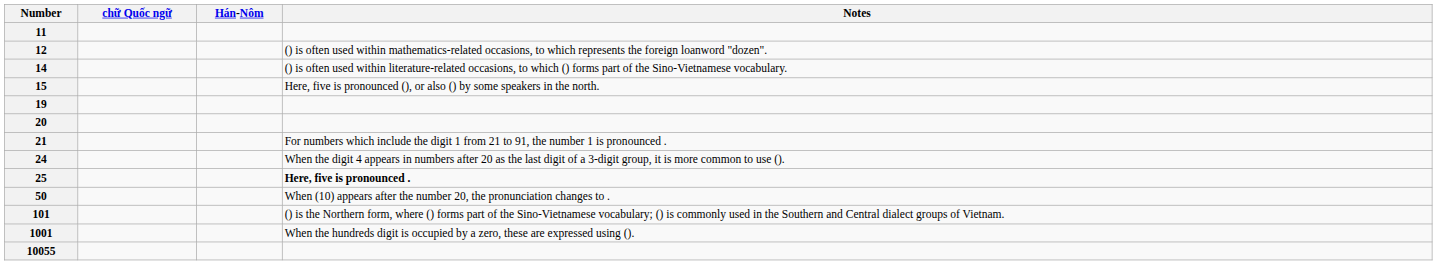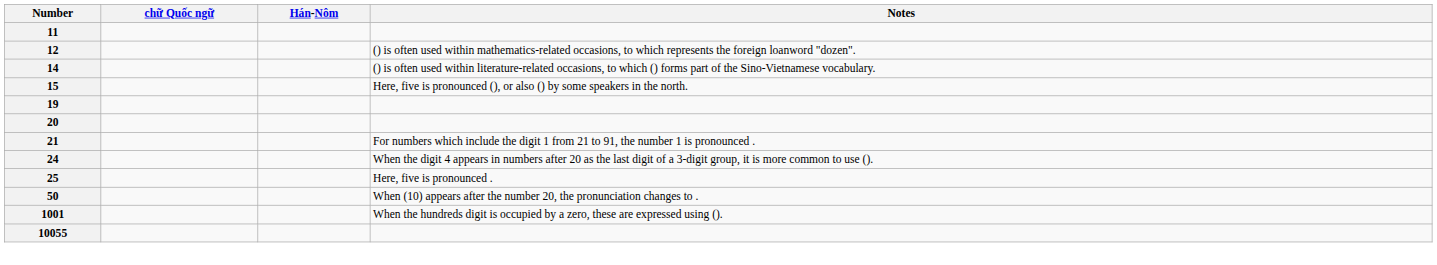(347, 178) bold -> (433, 178) normal
- row: (41, 214)
